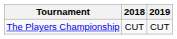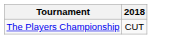- column: (160, 12)
